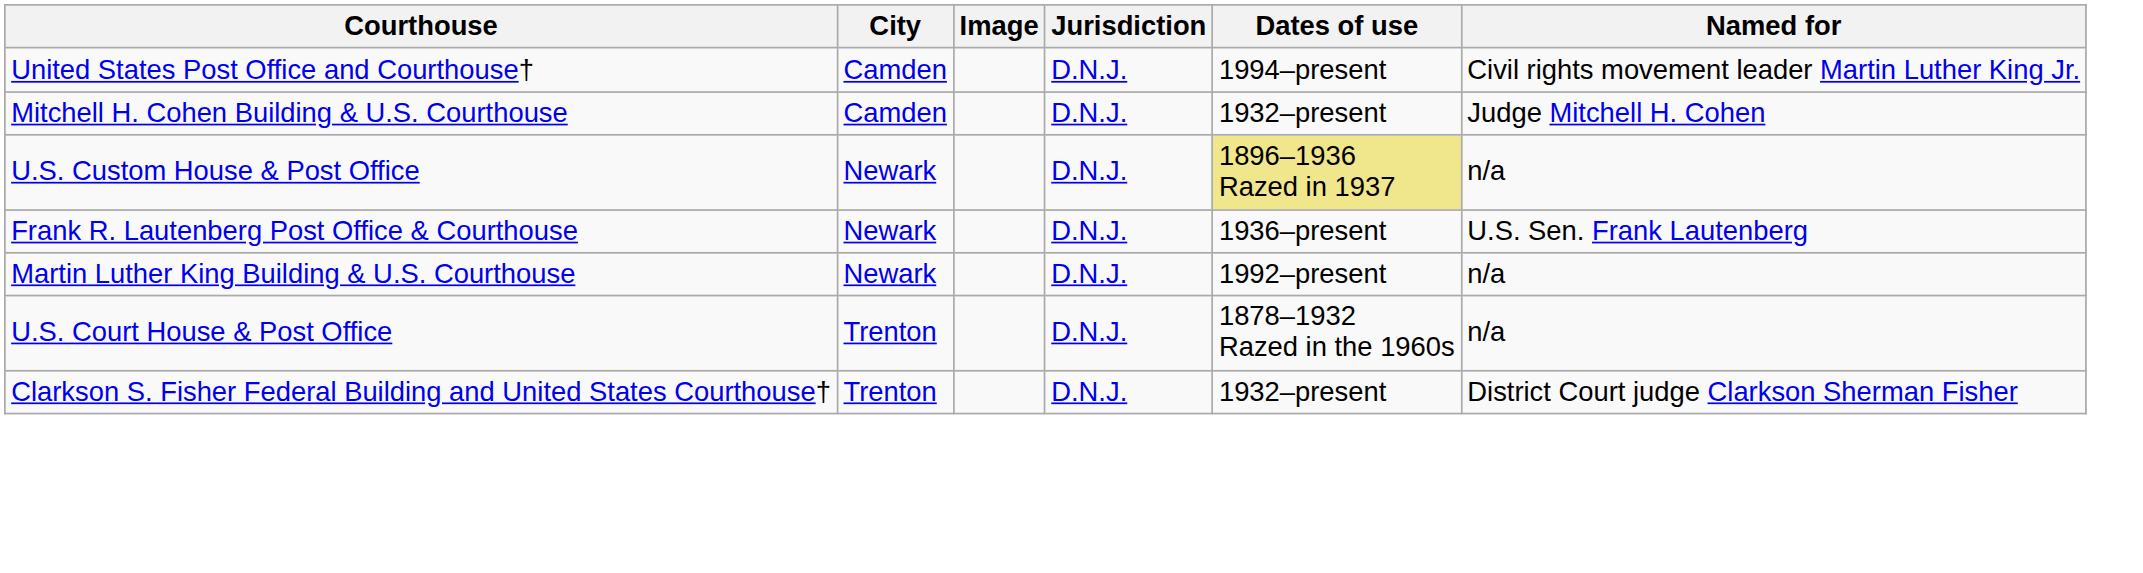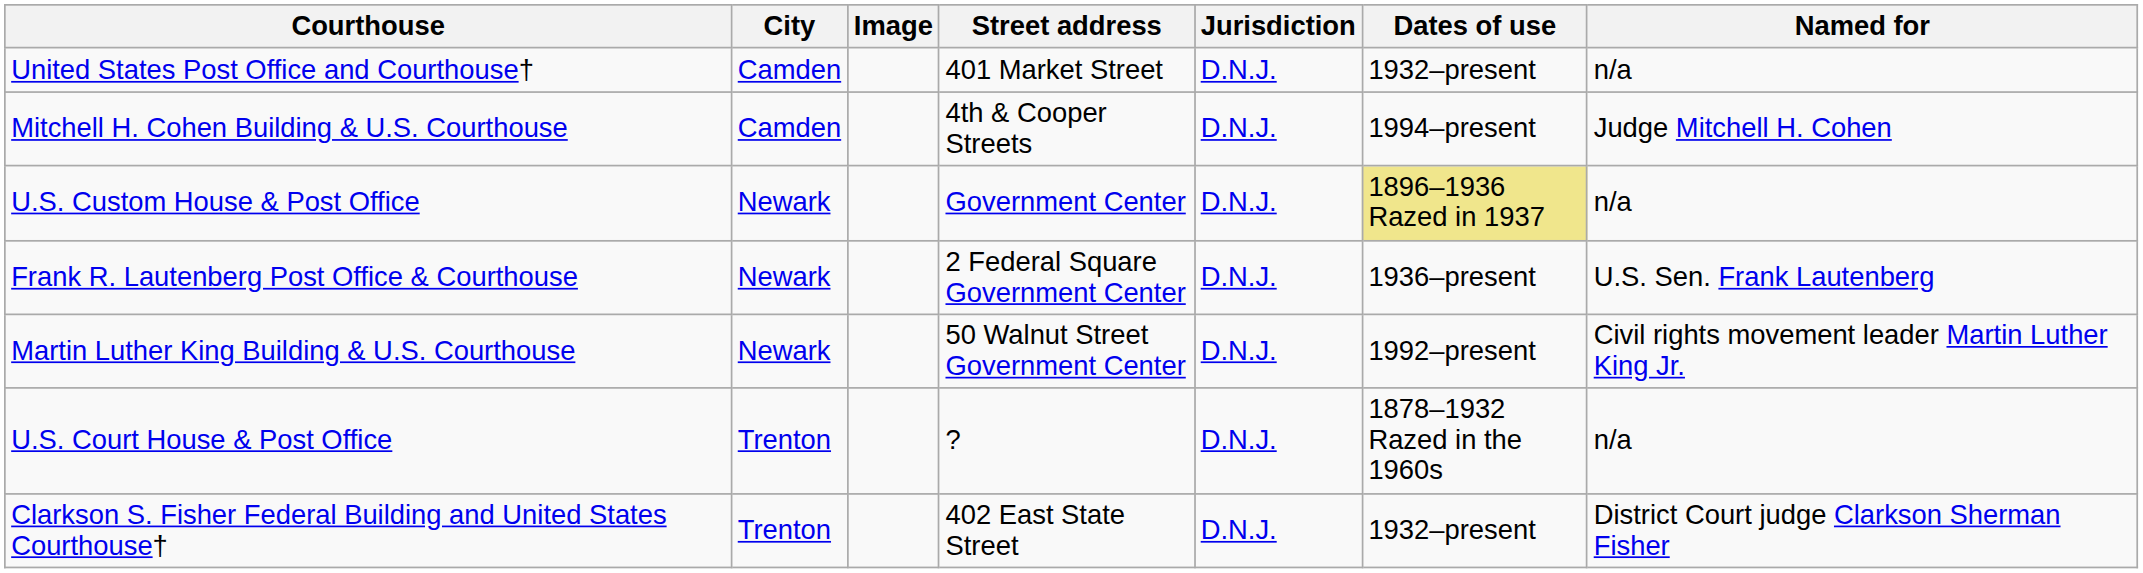+ column: (1067, 26)
(1303, 69) 1994–present -> (1452, 69) 1932–present
(1774, 69) Civil rights movement leader Martin Luther King Jr. -> (1613, 69) n/a
(1303, 112) 1932–present -> (1452, 128) 1994–present
(1486, 273) n/a -> (1851, 350) Civil rights movement leader Martin Luther King Jr.
